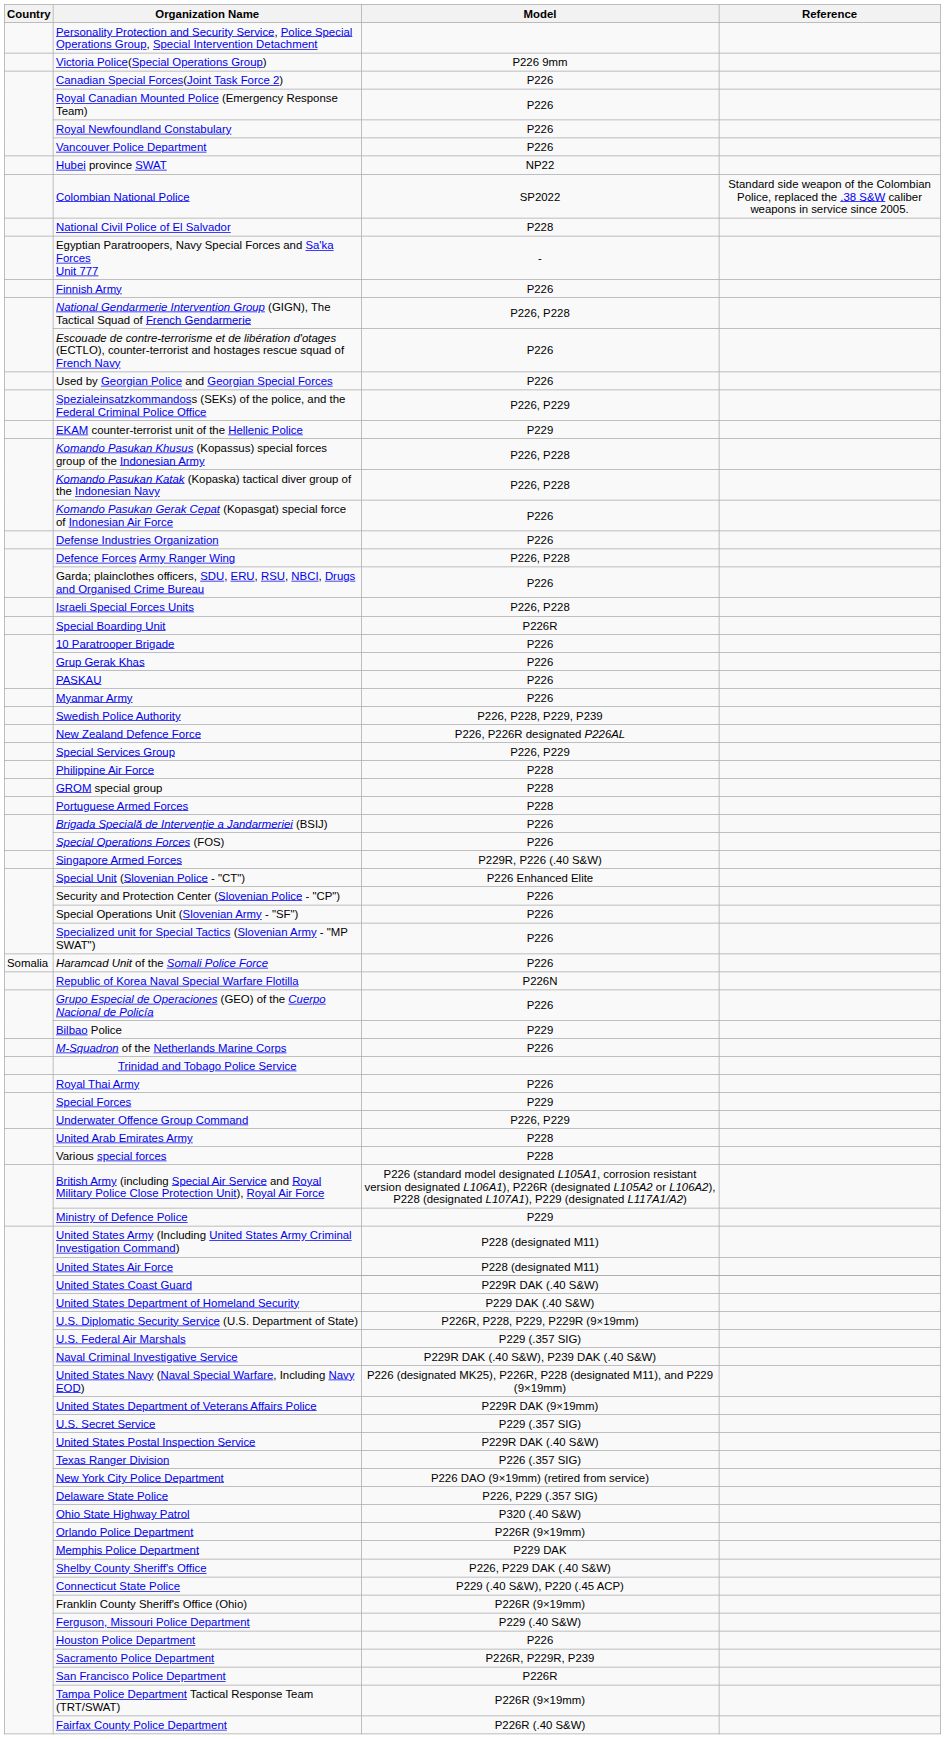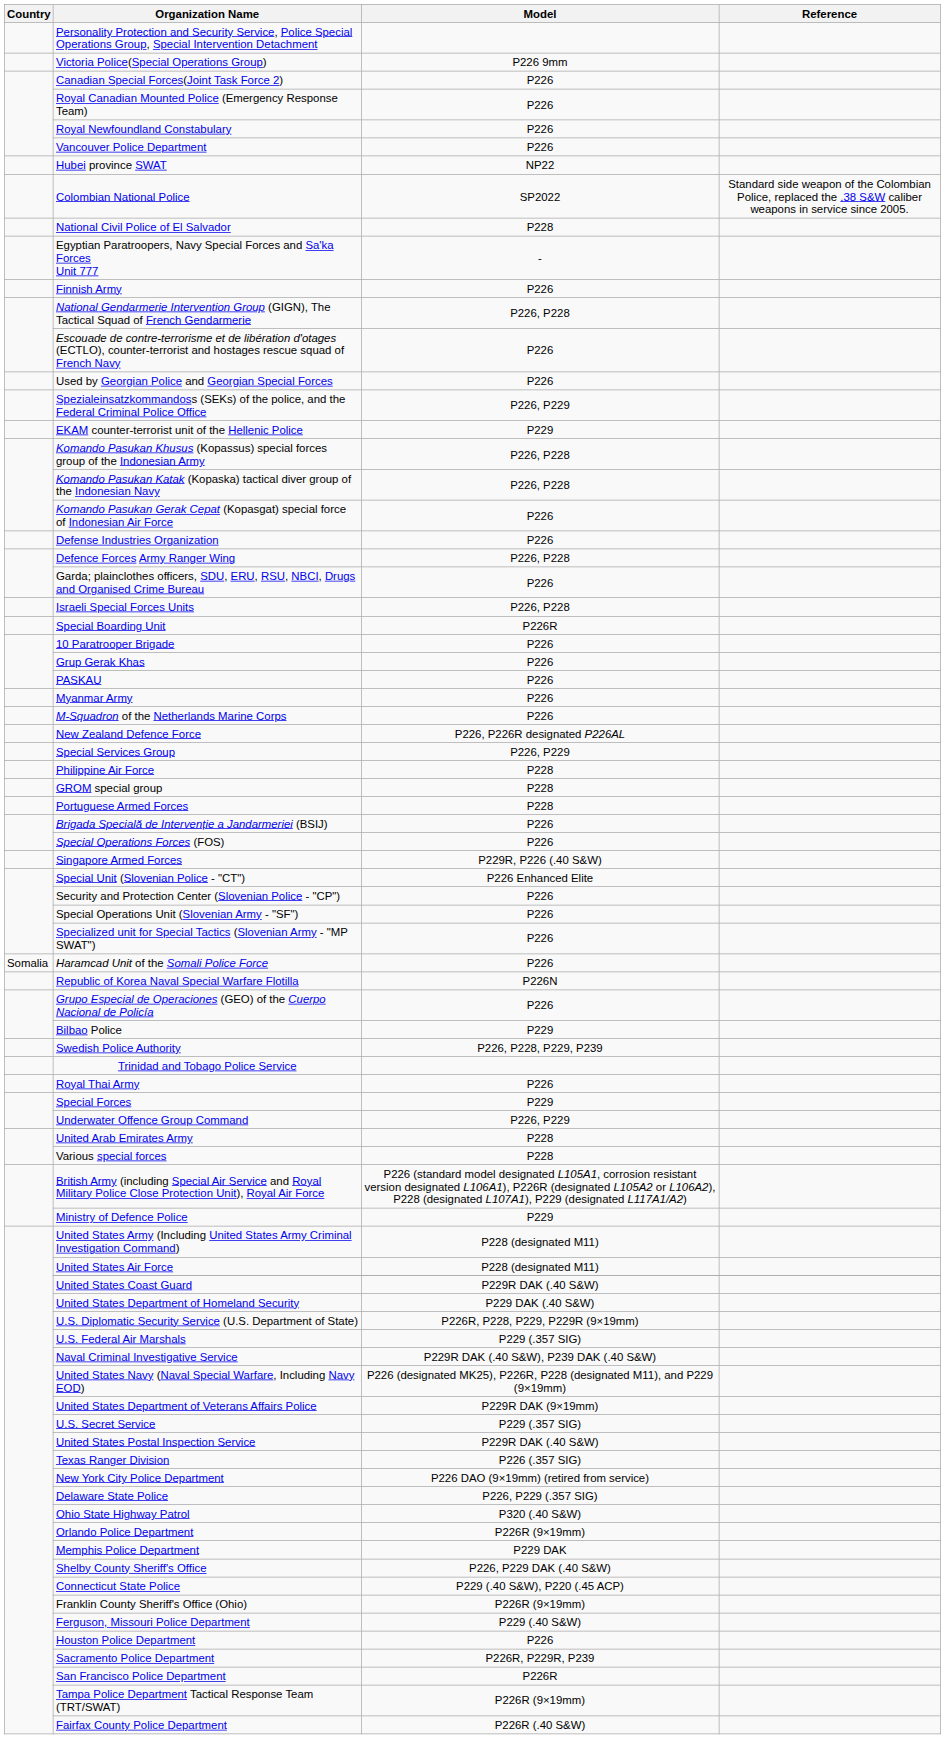rows swapped: (171, 1048) <-> (118, 715)
